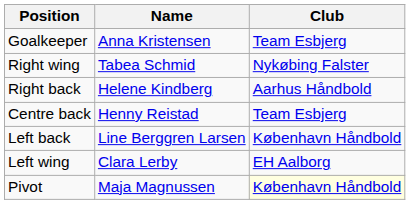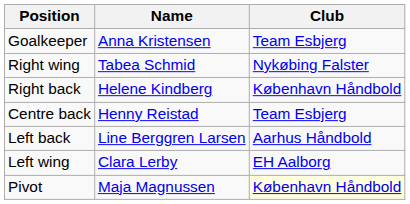(312, 89) Aarhus Håndbold -> (327, 89) København Håndbold
(327, 138) København Håndbold -> (312, 138) Aarhus Håndbold
